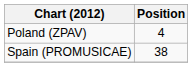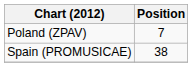(161, 33) 4 -> (161, 33) 7
